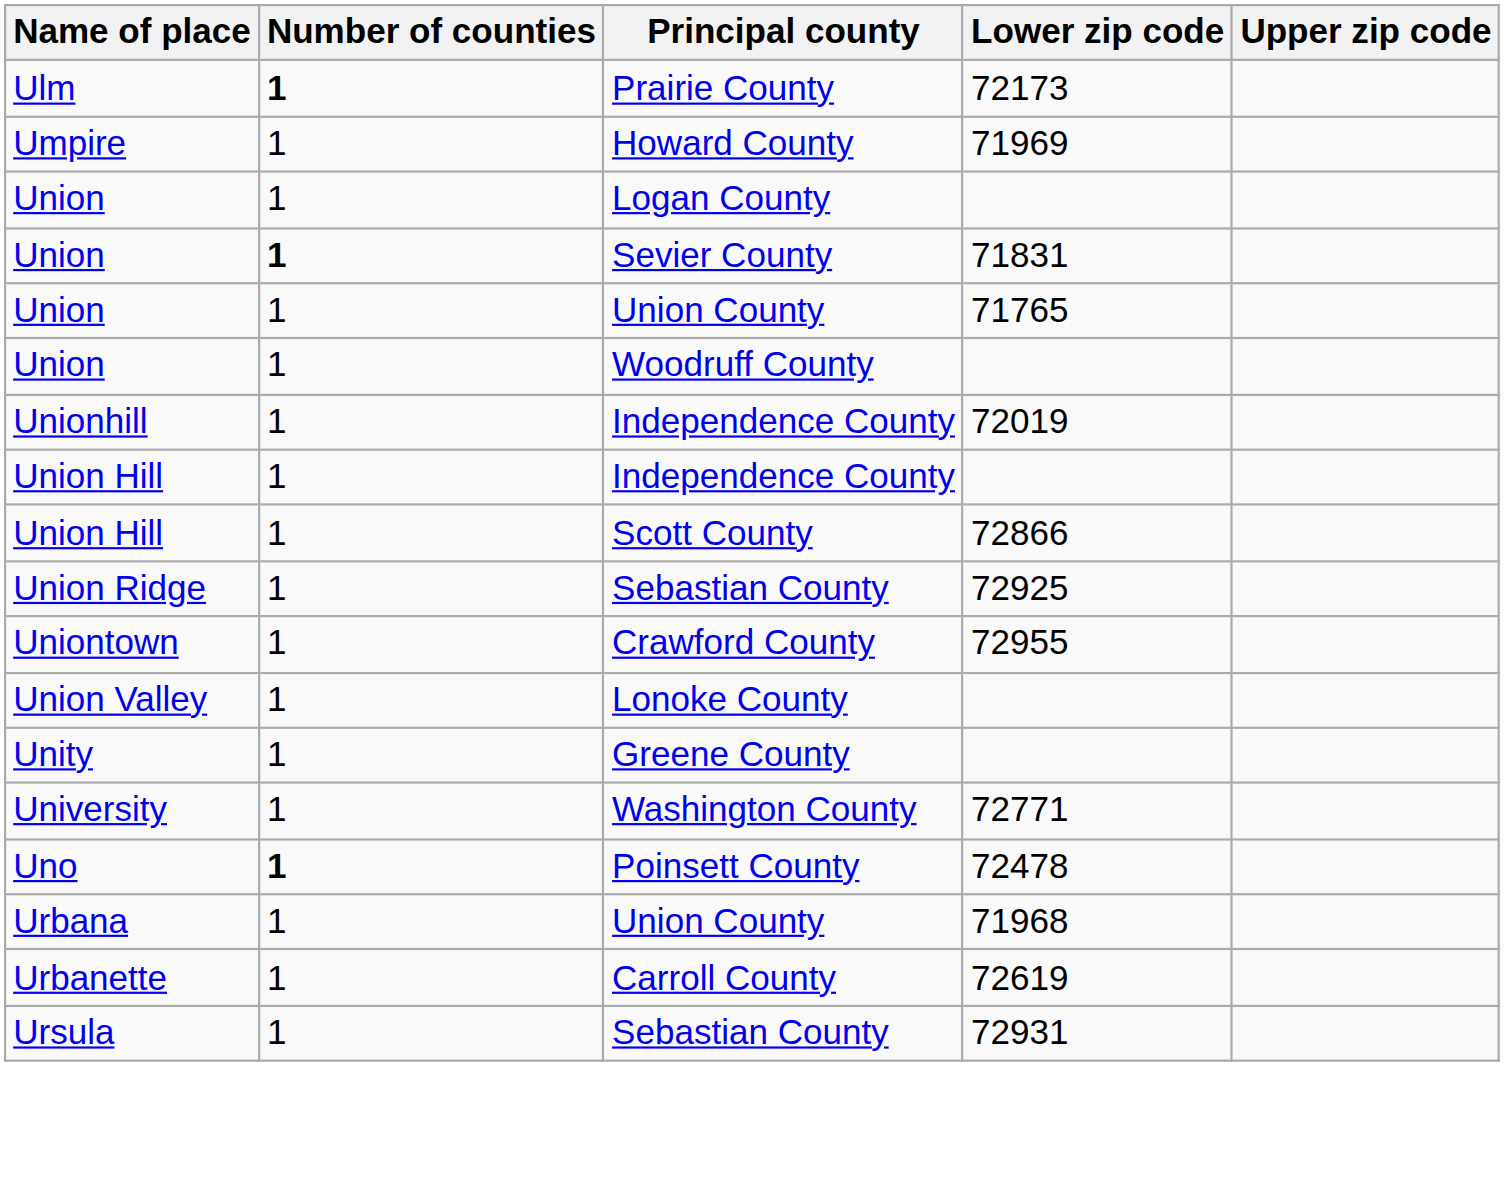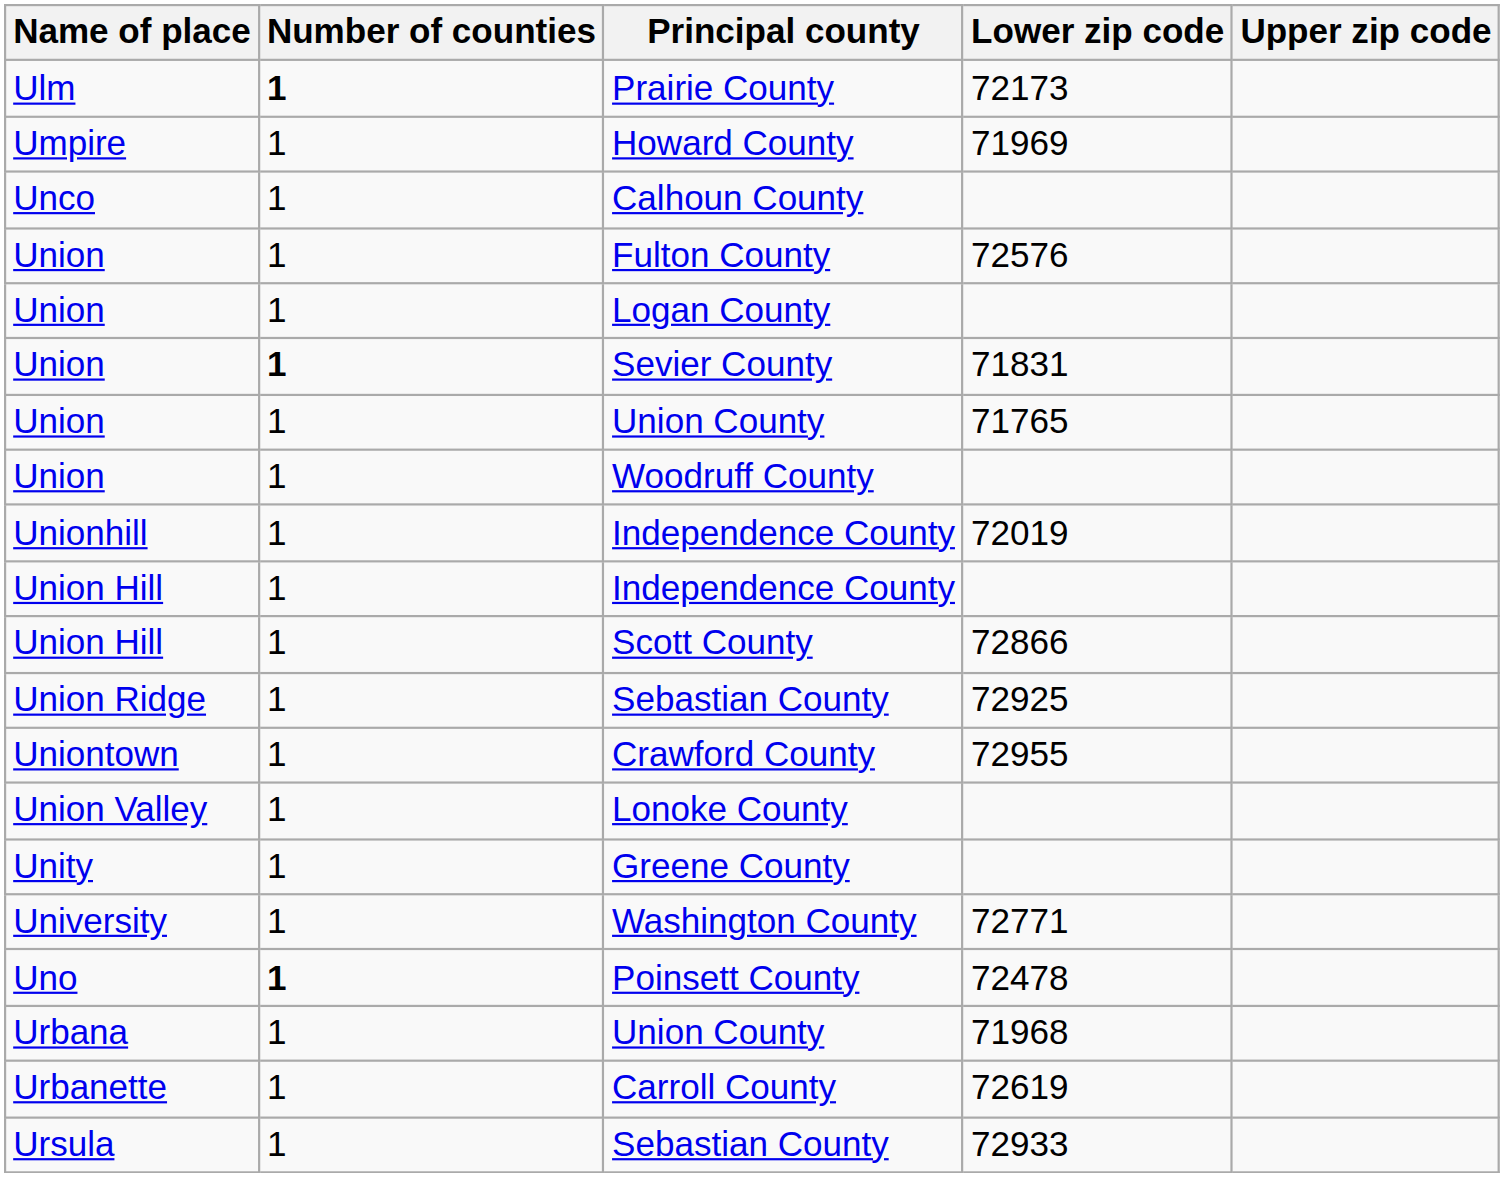+ row: (54, 198)
+ row: (59, 254)
(1020, 1032) 72931 -> (1020, 1143) 72933
